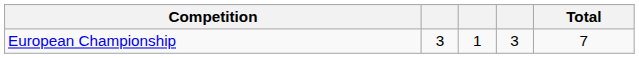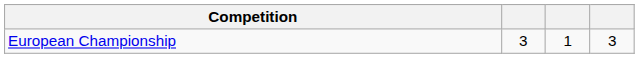- column: (584, 17)
